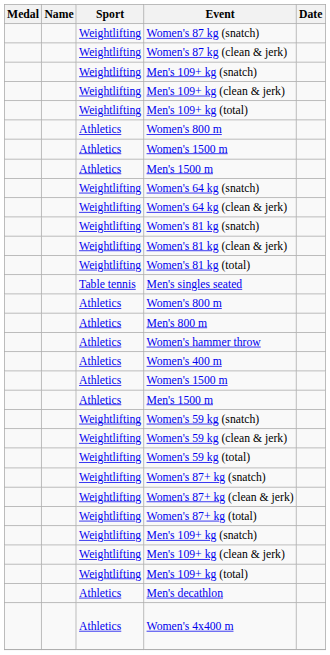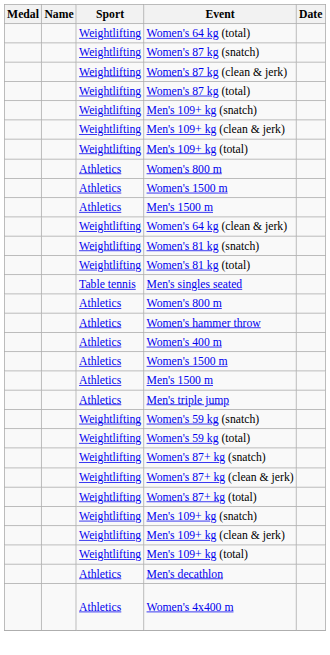+ row: (110, 33)
+ row: (110, 91)
- row: (110, 188)
- row: (110, 245)
- row: (100, 323)
+ row: (100, 400)
- row: (110, 438)
